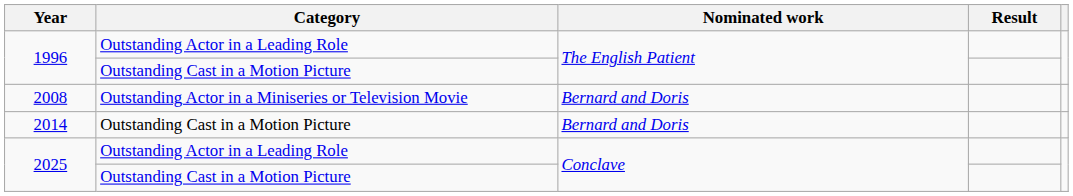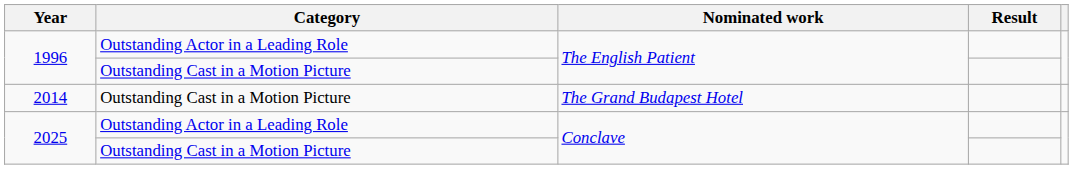- row: (50, 97)
(625, 124) Bernard and Doris -> (652, 97) The Grand Budapest Hotel
